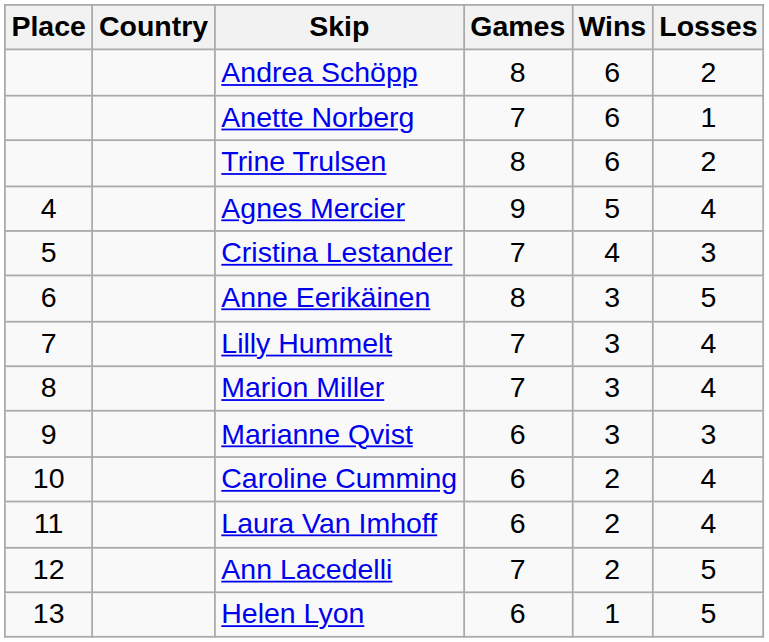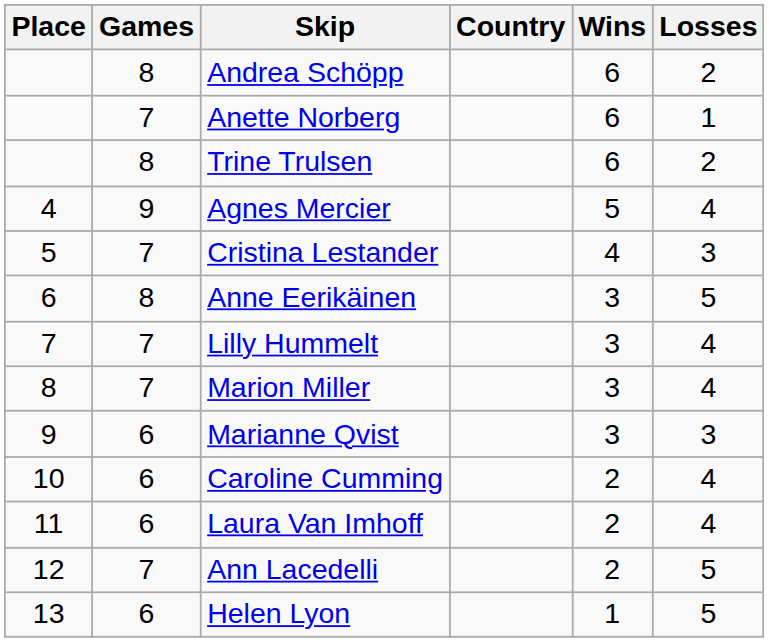columns swapped: (154, 27) <-> (518, 27)
